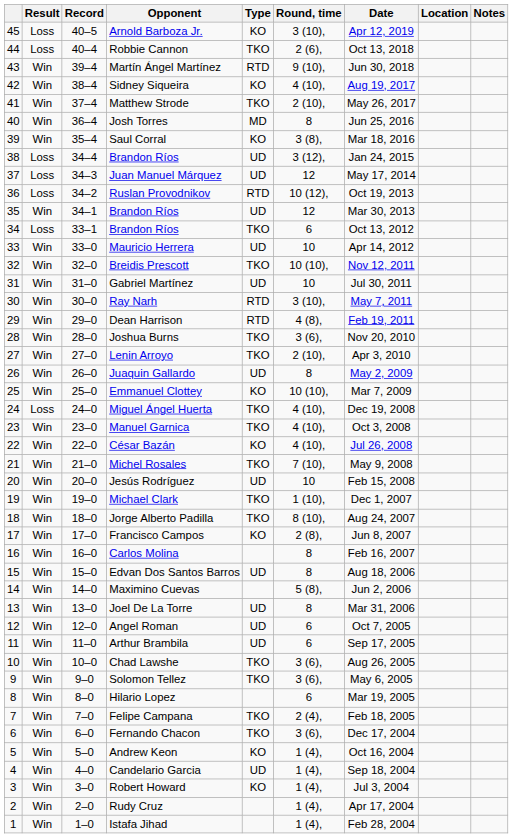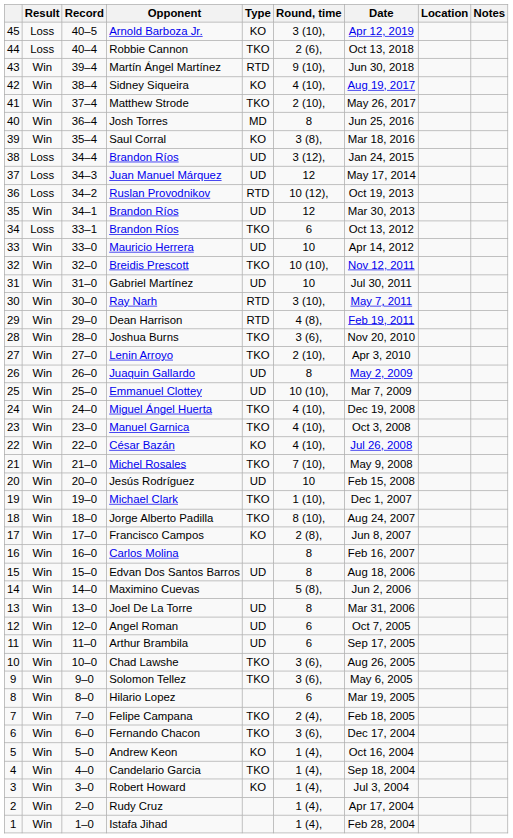(258, 391) KO -> (258, 391) UD
(42, 409) Loss -> (42, 409) Win
(258, 770) UD -> (258, 770) TKO
